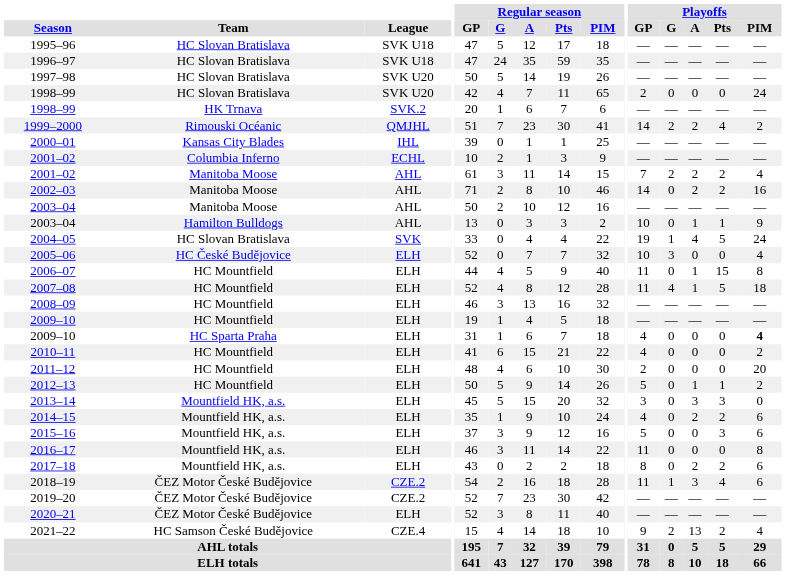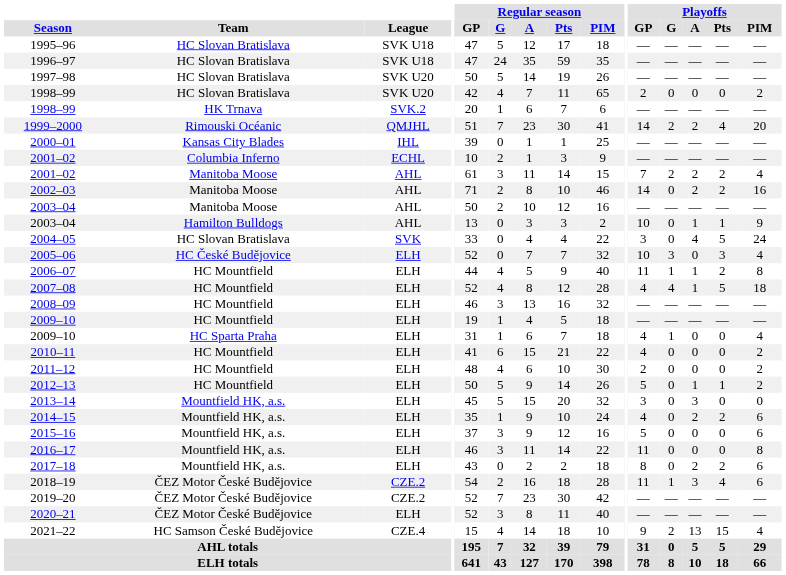(760, 93) 24 -> (760, 93) 2
(760, 125) 2 -> (760, 125) 20
(643, 238) 19 -> (643, 238) 3
(671, 238) 1 -> (671, 238) 0
(722, 255) 0 -> (722, 255) 3
(671, 271) 0 -> (671, 271) 1
(722, 271) 15 -> (722, 271) 2
(643, 287) 11 -> (643, 287) 4
(671, 336) 0 -> (671, 336) 1
(760, 336) bold -> (760, 336) normal
(760, 368) 20 -> (760, 368) 2
(722, 400) 3 -> (722, 400) 0
(722, 433) 3 -> (722, 433) 0
(722, 530) 2 -> (722, 530) 15
